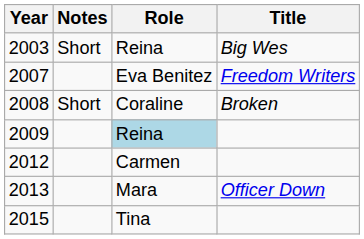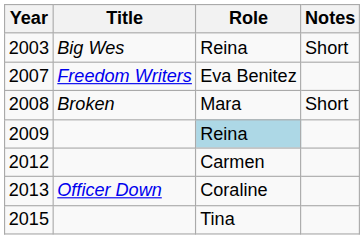columns swapped: (288, 18) <-> (82, 18)
(150, 104) Coraline -> (221, 104) Mara
(136, 190) Mara -> (234, 190) Coraline
